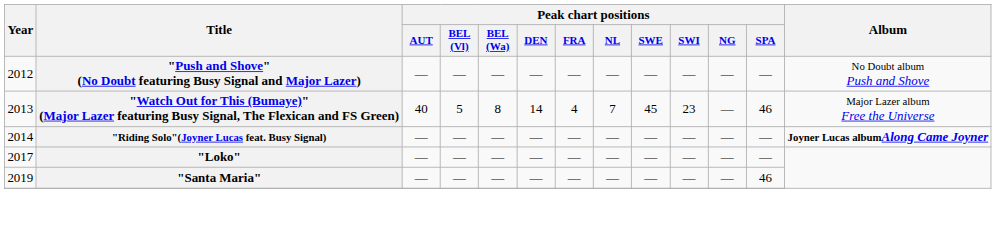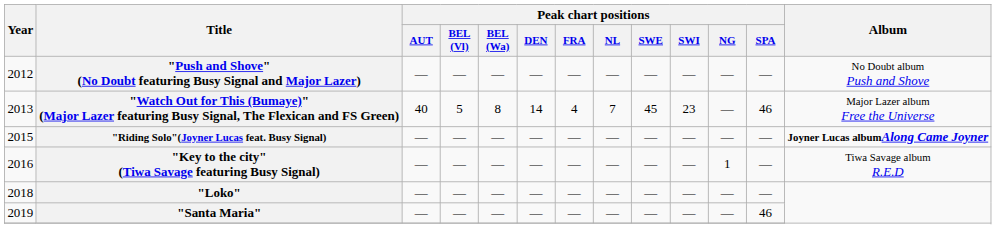(20, 136) 2014 -> (20, 136) 2015
+ row: (219, 164)
(20, 157) 2017 -> (20, 192) 2018
